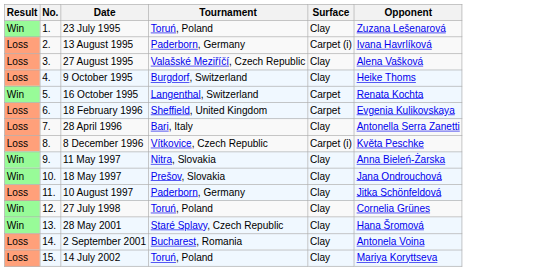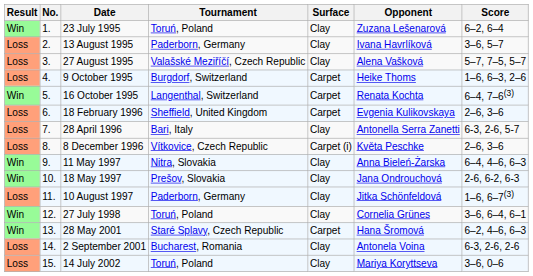+ column: (495, 12)
(331, 44) Carpet (i) -> (320, 44) Clay
(320, 77) Clay -> (325, 77) Carpet
(320, 225) Clay -> (325, 230) Carpet
